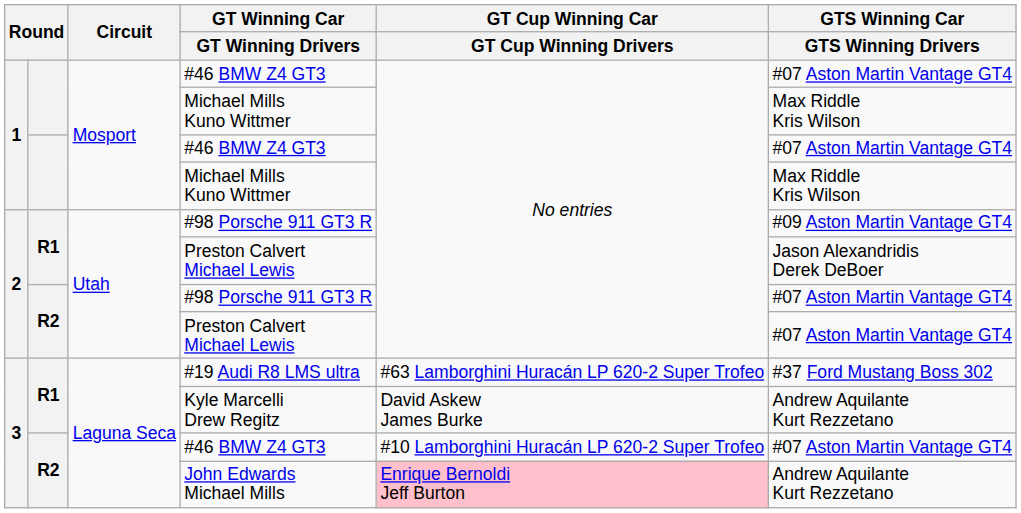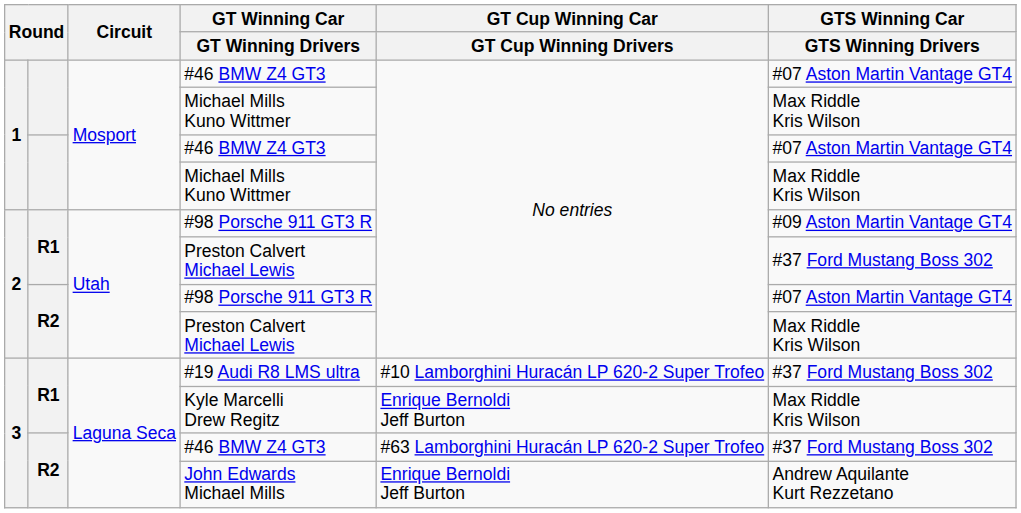(846, 260) Jason Alexandridis Derek DeBoer -> (883, 260) #37 Ford Mustang Boss 302
(892, 335) #07 Aston Martin Vantage GT4 -> (816, 335) Max Riddle Kris Wilson
(572, 372) #63 Lamborghini Huracán LP 620-2 Super Trofeo -> (572, 372) #10 Lamborghini Huracán LP 620-2 Super Trofeo
(432, 409) David Askew James Burke -> (445, 409) Enrique Bernoldi Jeff Burton
(841, 409) Andrew Aquilante Kurt Rezzetano -> (816, 409) Max Riddle Kris Wilson
(572, 447) #10 Lamborghini Huracán LP 620-2 Super Trofeo -> (572, 447) #63 Lamborghini Huracán LP 620-2 Super Trofeo
(892, 447) #07 Aston Martin Vantage GT4 -> (883, 447) #37 Ford Mustang Boss 302
(445, 484) pink background -> (445, 484) no background
